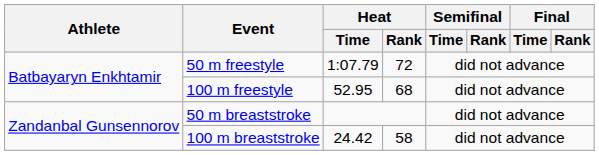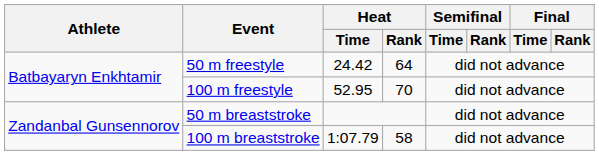(353, 65) 1:07.79 -> (353, 65) 24.42
(404, 65) 72 -> (404, 65) 64
(404, 90) 68 -> (404, 90) 70
(353, 139) 24.42 -> (353, 139) 1:07.79
